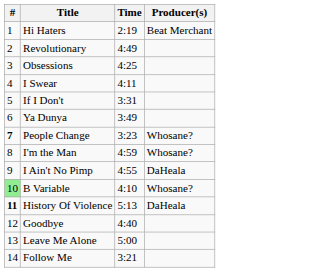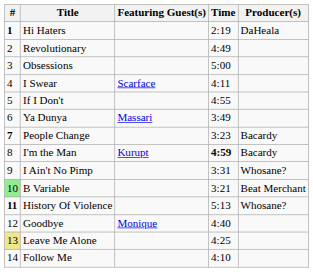+ column: (162, 13)
(10, 30) normal -> (10, 30) bold
(179, 30) Beat Merchant -> (260, 30) DaHeala
(127, 65) 4:25 -> (221, 65) 5:00
(127, 100) 3:31 -> (221, 100) 4:55
(170, 135) Whosane? -> (259, 135) Bacardy
(127, 153) normal -> (221, 153) bold
(170, 153) Whosane? -> (259, 153) Bacardy
(127, 170) 4:55 -> (221, 170) 3:31
(166, 170) DaHeala -> (264, 170) Whosane?
(127, 188) 4:10 -> (221, 188) 3:21
(170, 188) Whosane? -> (273, 188) Beat Merchant
(166, 205) DaHeala -> (264, 205) Whosane?
(12, 240) no background -> (12, 240) khaki background
(127, 240) 5:00 -> (221, 240) 4:25
(127, 258) 3:21 -> (221, 258) 4:10
